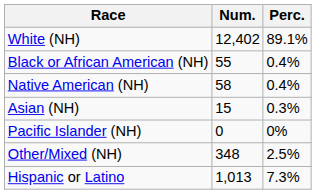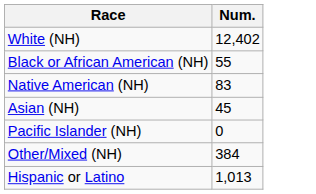- column: (287, 16)
(223, 85) 58 -> (223, 85) 83
(223, 108) 15 -> (223, 108) 45
(227, 154) 348 -> (227, 154) 384
